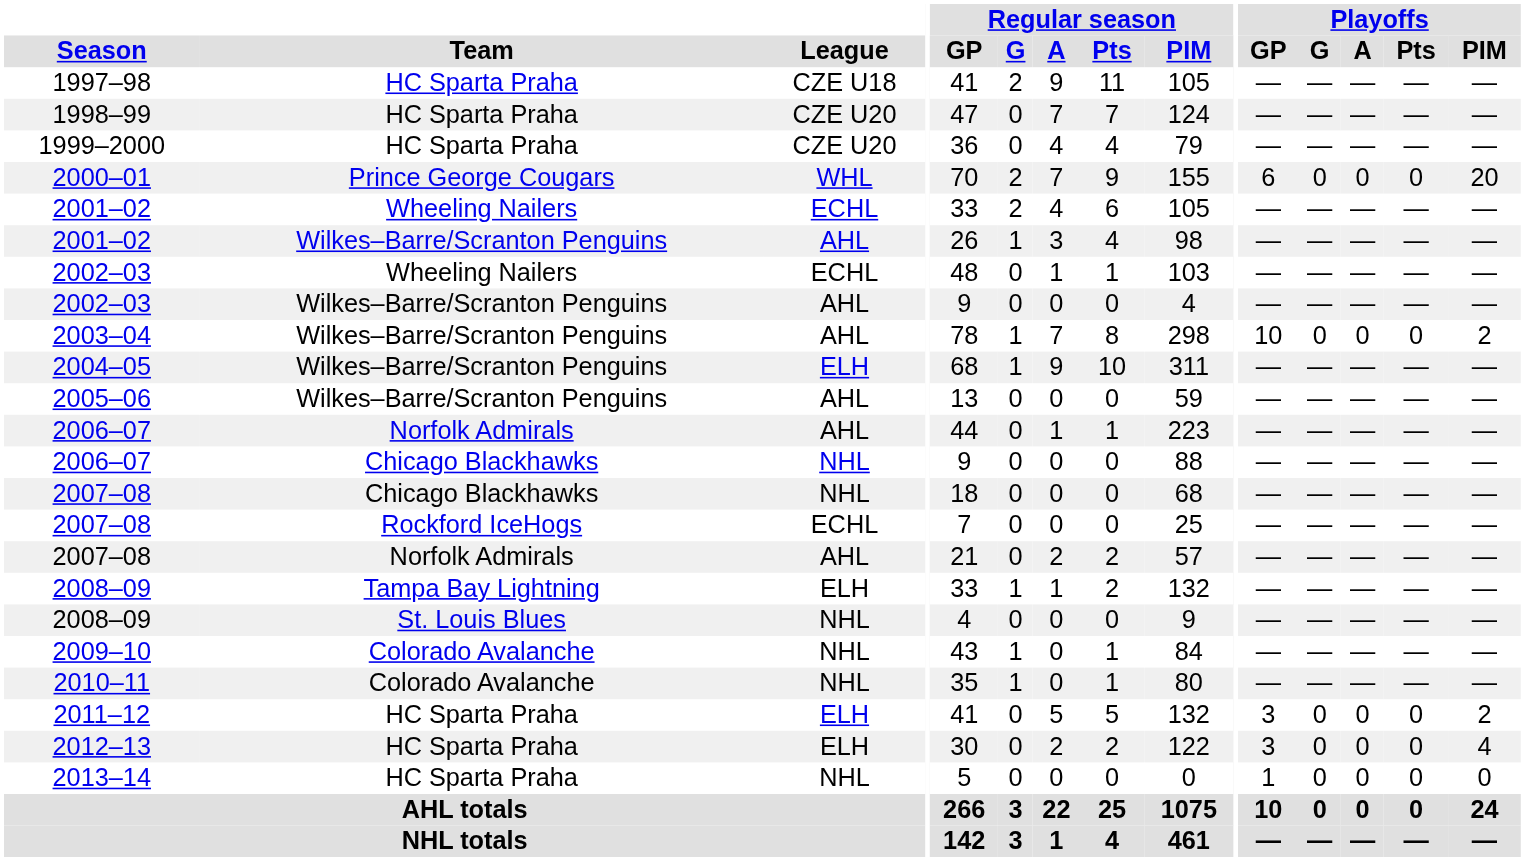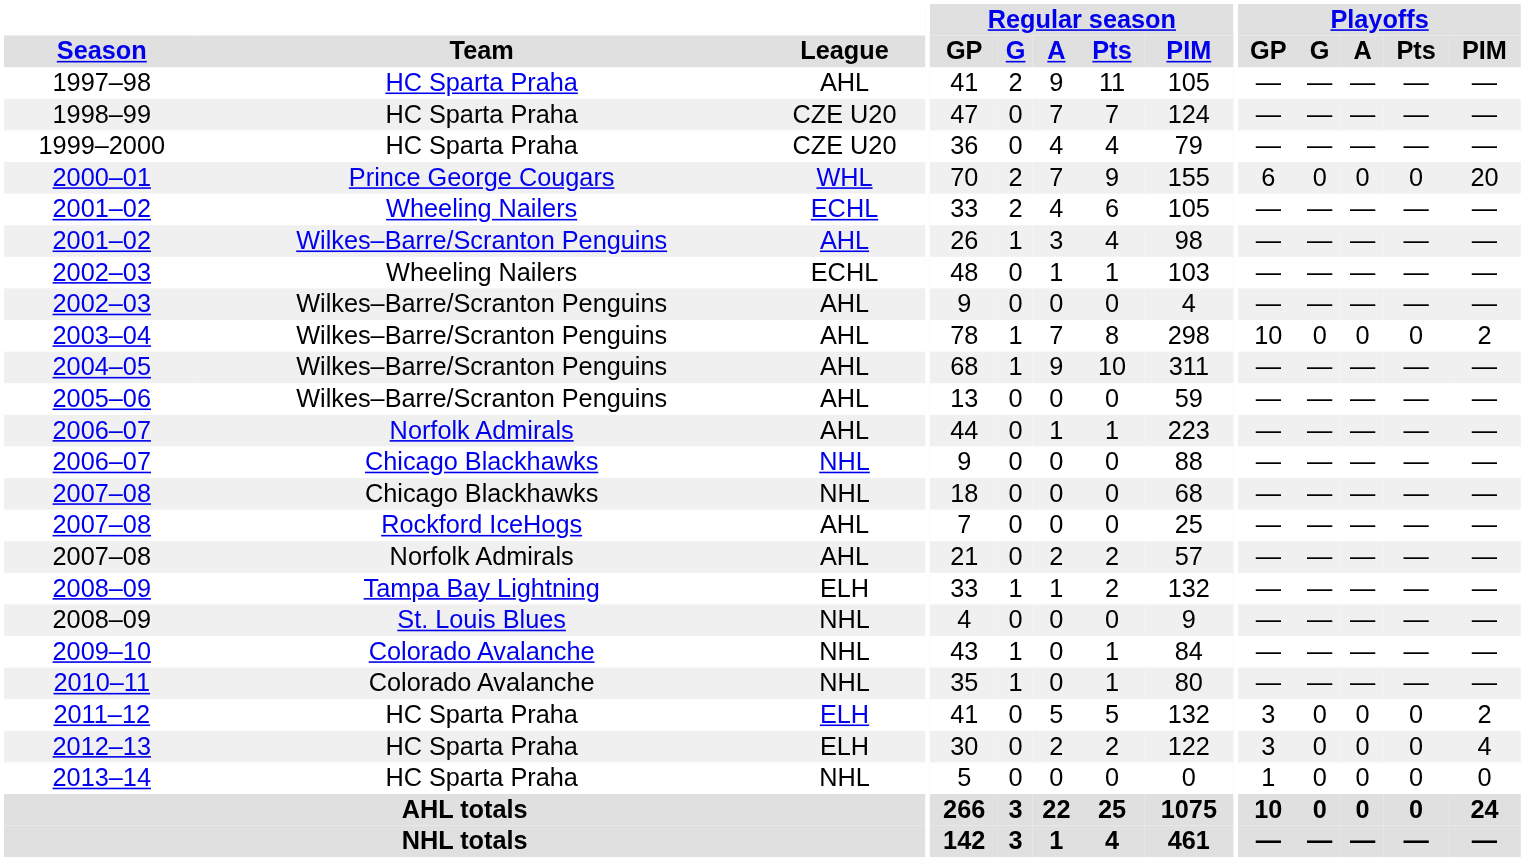(844, 82) CZE U18 -> (844, 82) AHL
(844, 367) ELH -> (844, 367) AHL
(844, 525) ECHL -> (844, 525) AHL
